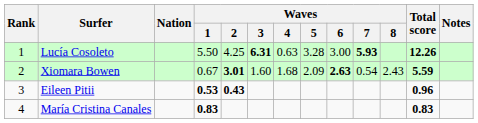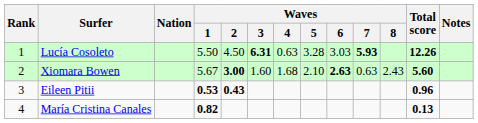(234, 52) 4.25 -> (234, 52) 4.50
(340, 52) 3.00 -> (340, 52) 3.03
(208, 71) 0.67 -> (208, 71) 5.67
(234, 71) 3.01 -> (234, 71) 3.00
(314, 71) 2.09 -> (314, 71) 2.10
(367, 71) 0.54 -> (367, 71) 0.63
(423, 71) 5.59 -> (423, 71) 5.60
(208, 109) 0.83 -> (208, 109) 0.82
(423, 109) 0.83 -> (423, 109) 0.13
